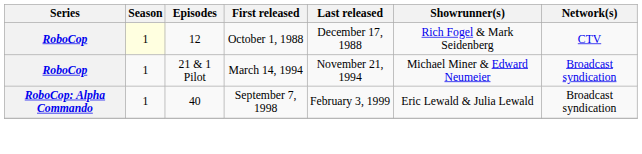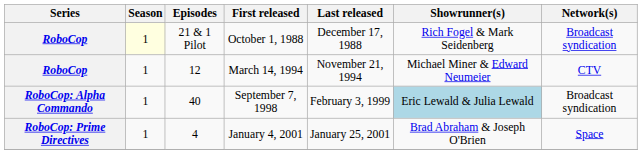(195, 38) 12 -> (195, 38) 21 & 1 Pilot
(590, 38) CTV -> (590, 38) Broadcast syndication
(195, 70) 21 & 1 Pilot -> (195, 70) 12
(590, 70) Broadcast syndication -> (590, 70) CTV
(467, 102) no background -> (467, 102) lightblue background
+ row: (266, 133)
